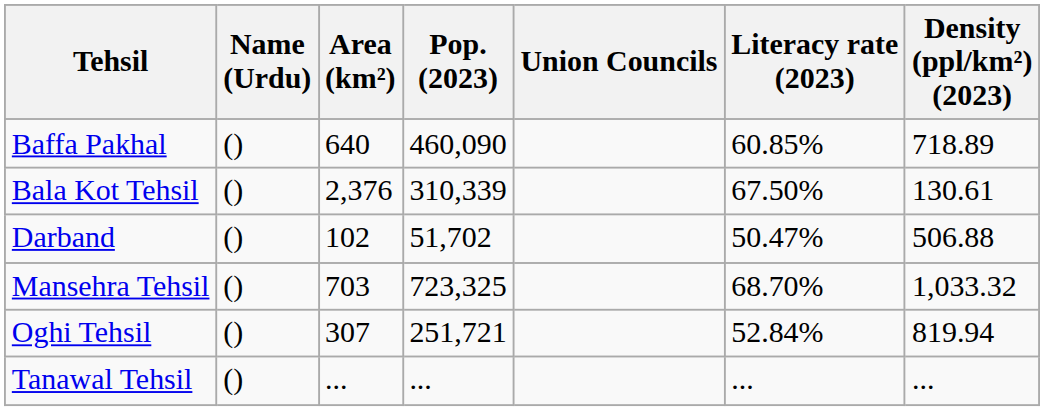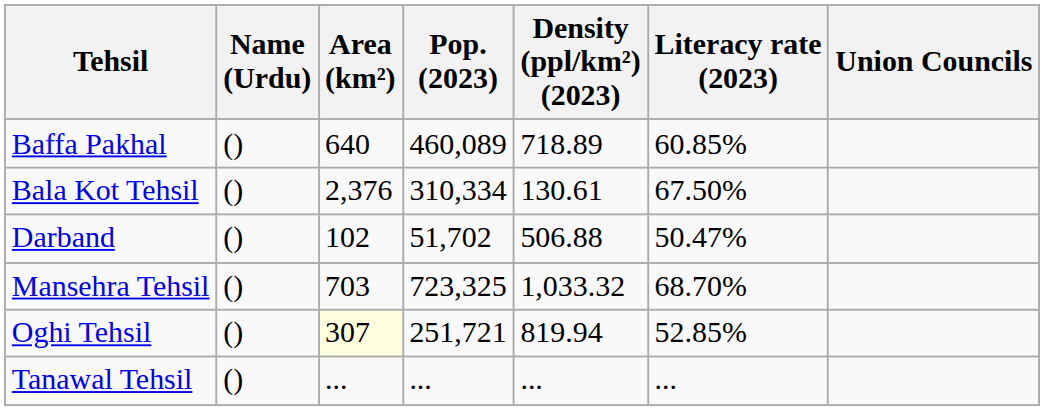columns swapped: (972, 61) <-> (619, 61)
(458, 142) 460,090 -> (458, 142) 460,089
(458, 190) 310,339 -> (458, 190) 310,334
(348, 332) no background -> (348, 332) lightyellow background
(777, 332) 52.84% -> (701, 332) 52.85%
